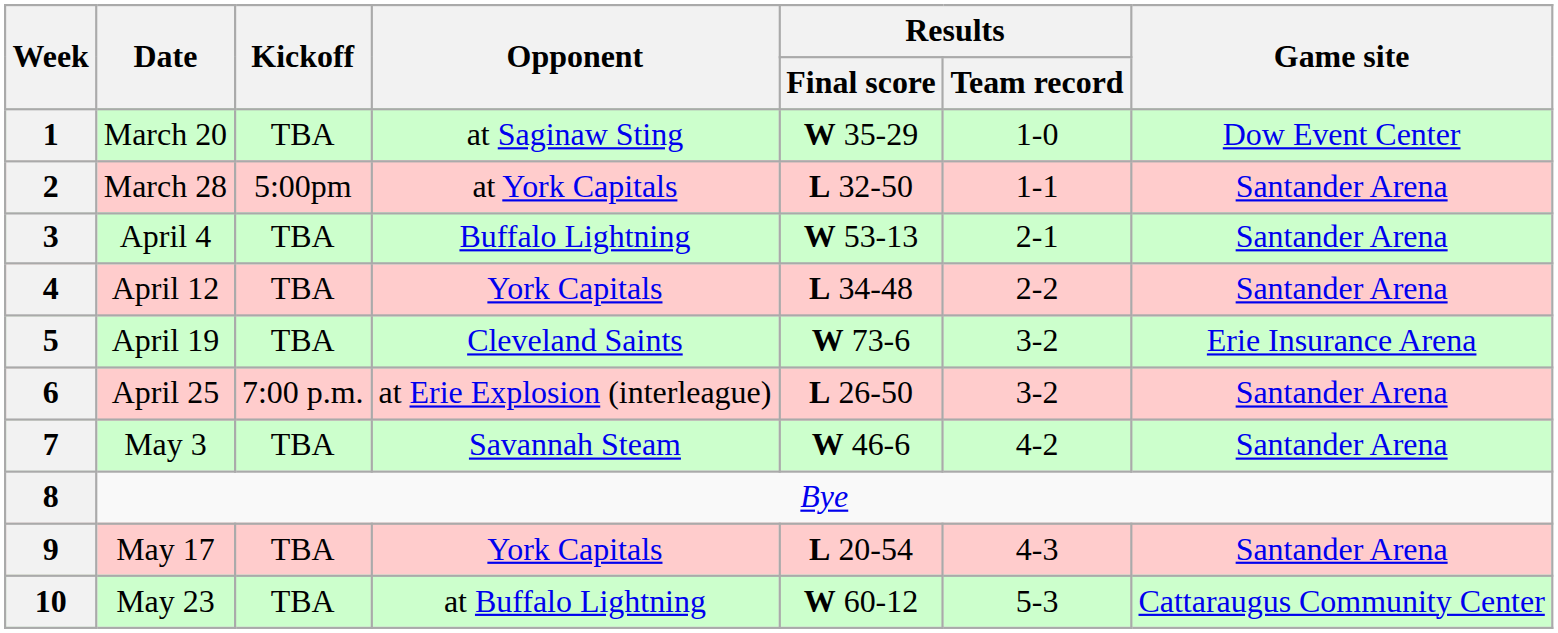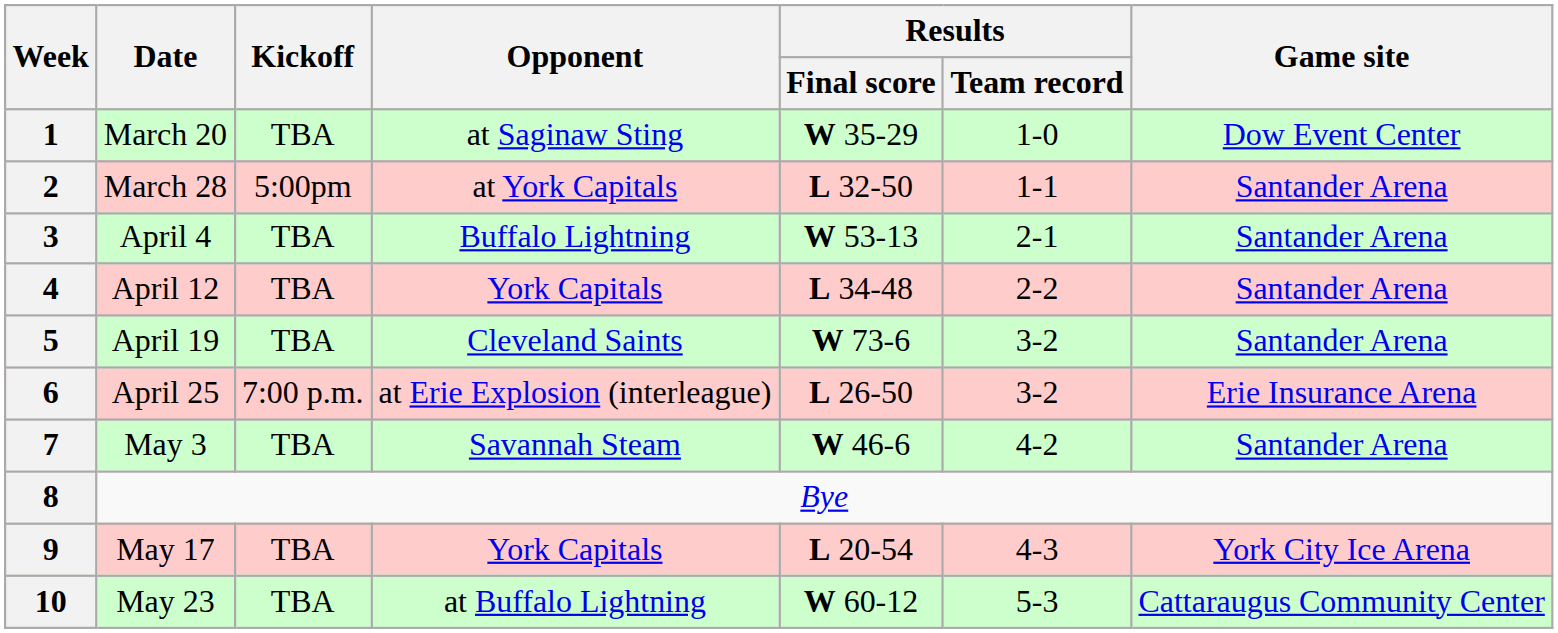(1342, 340) Erie Insurance Arena -> (1342, 340) Santander Arena
(1342, 392) Santander Arena -> (1342, 392) Erie Insurance Arena
(1342, 548) Santander Arena -> (1342, 548) York City Ice Arena
